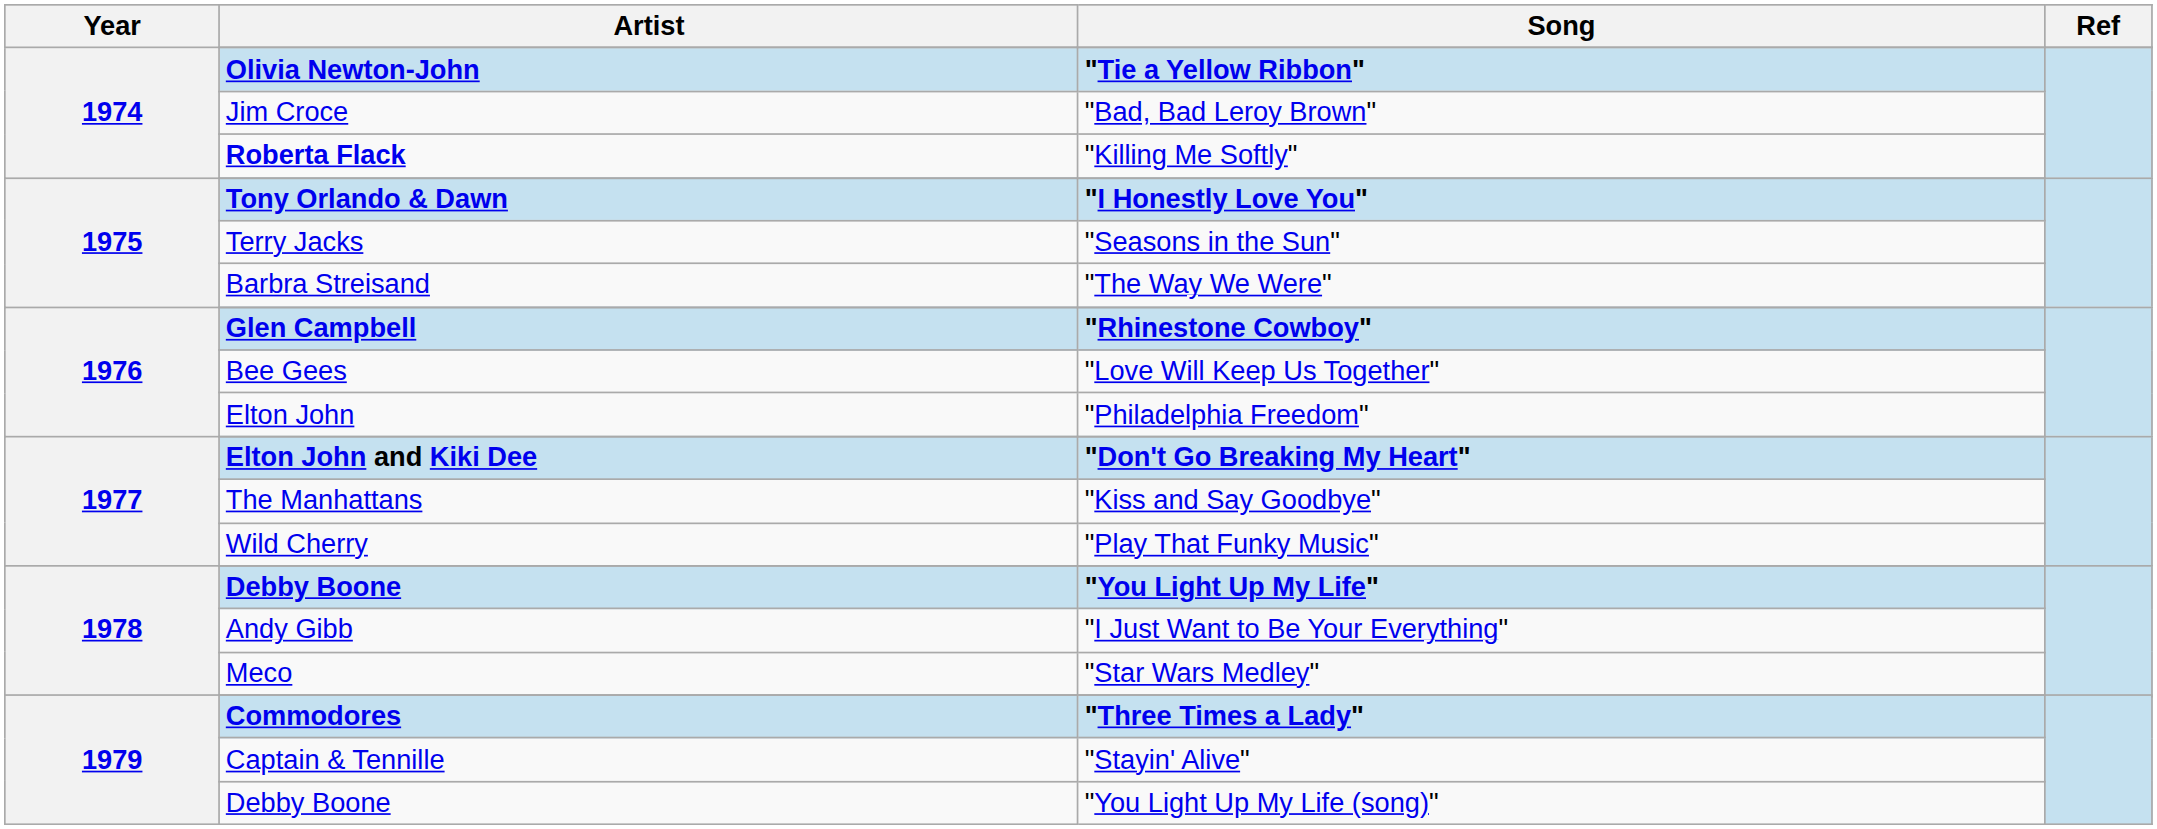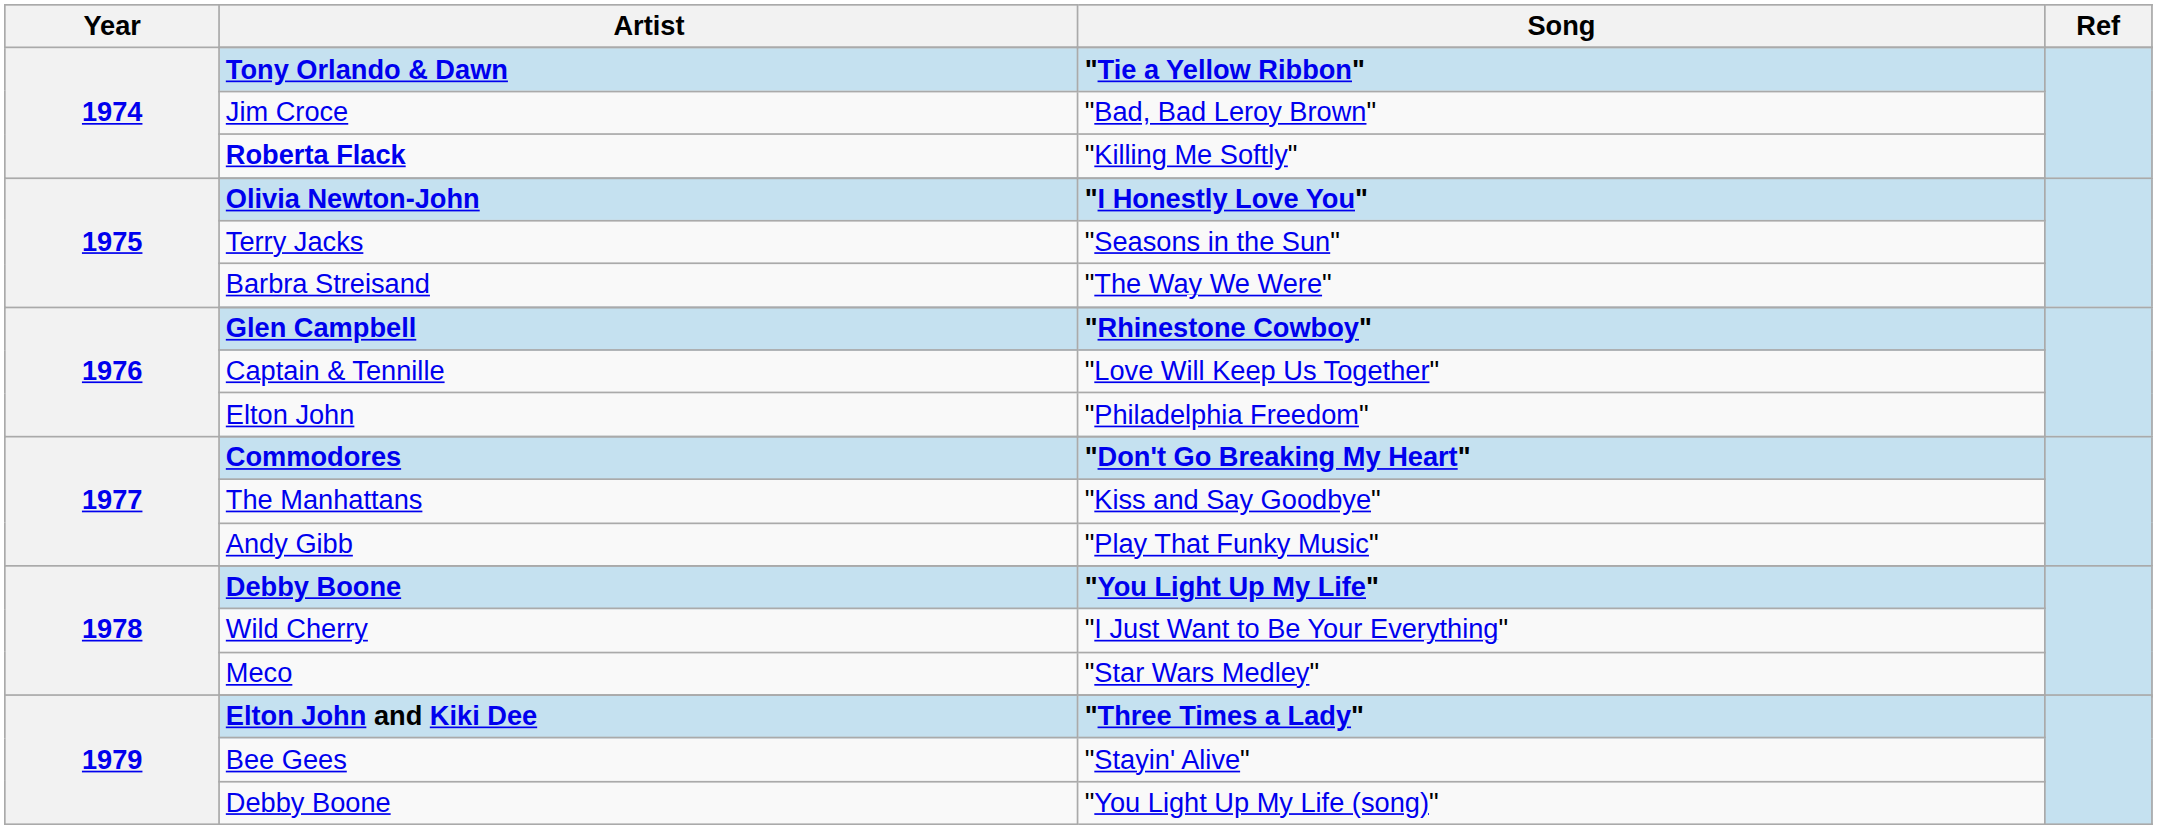(353, 69) Olivia Newton-John -> (367, 69) Tony Orlando & Dawn
(367, 198) Tony Orlando & Dawn -> (353, 198) Olivia Newton-John
(286, 371) Bee Gees -> (335, 371) Captain & Tennille
(381, 457) Elton John and Kiki Dee -> (313, 457) Commodores
(297, 543) Wild Cherry -> (289, 543) Andy Gibb
(289, 629) Andy Gibb -> (297, 629) Wild Cherry
(313, 716) Commodores -> (381, 716) Elton John and Kiki Dee
(335, 759) Captain & Tennille -> (286, 759) Bee Gees
